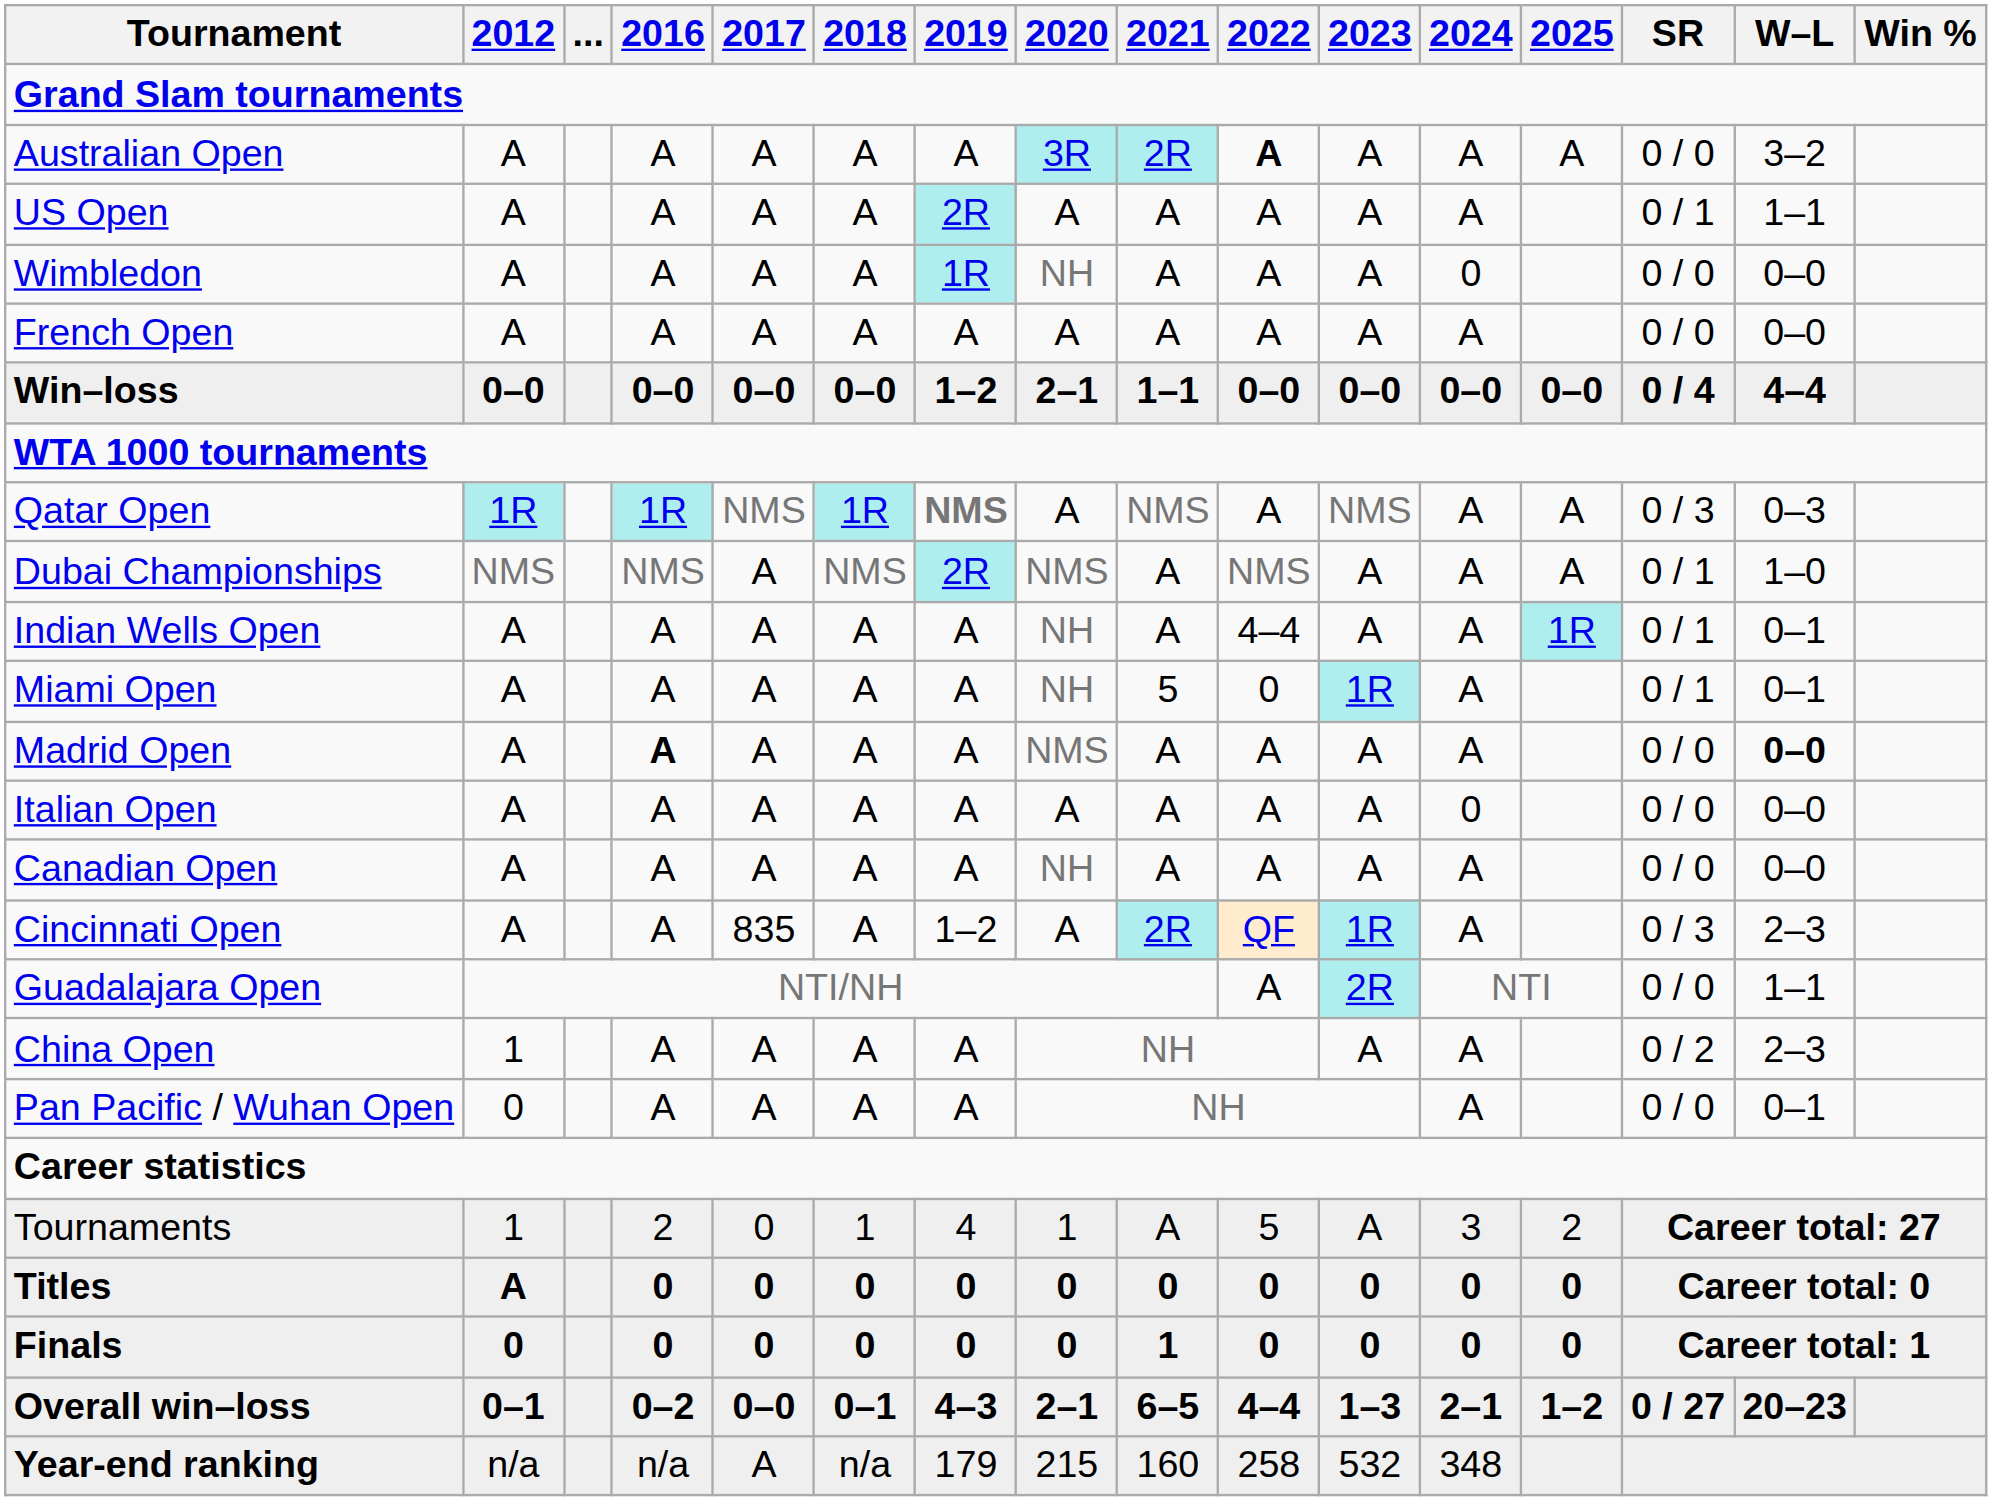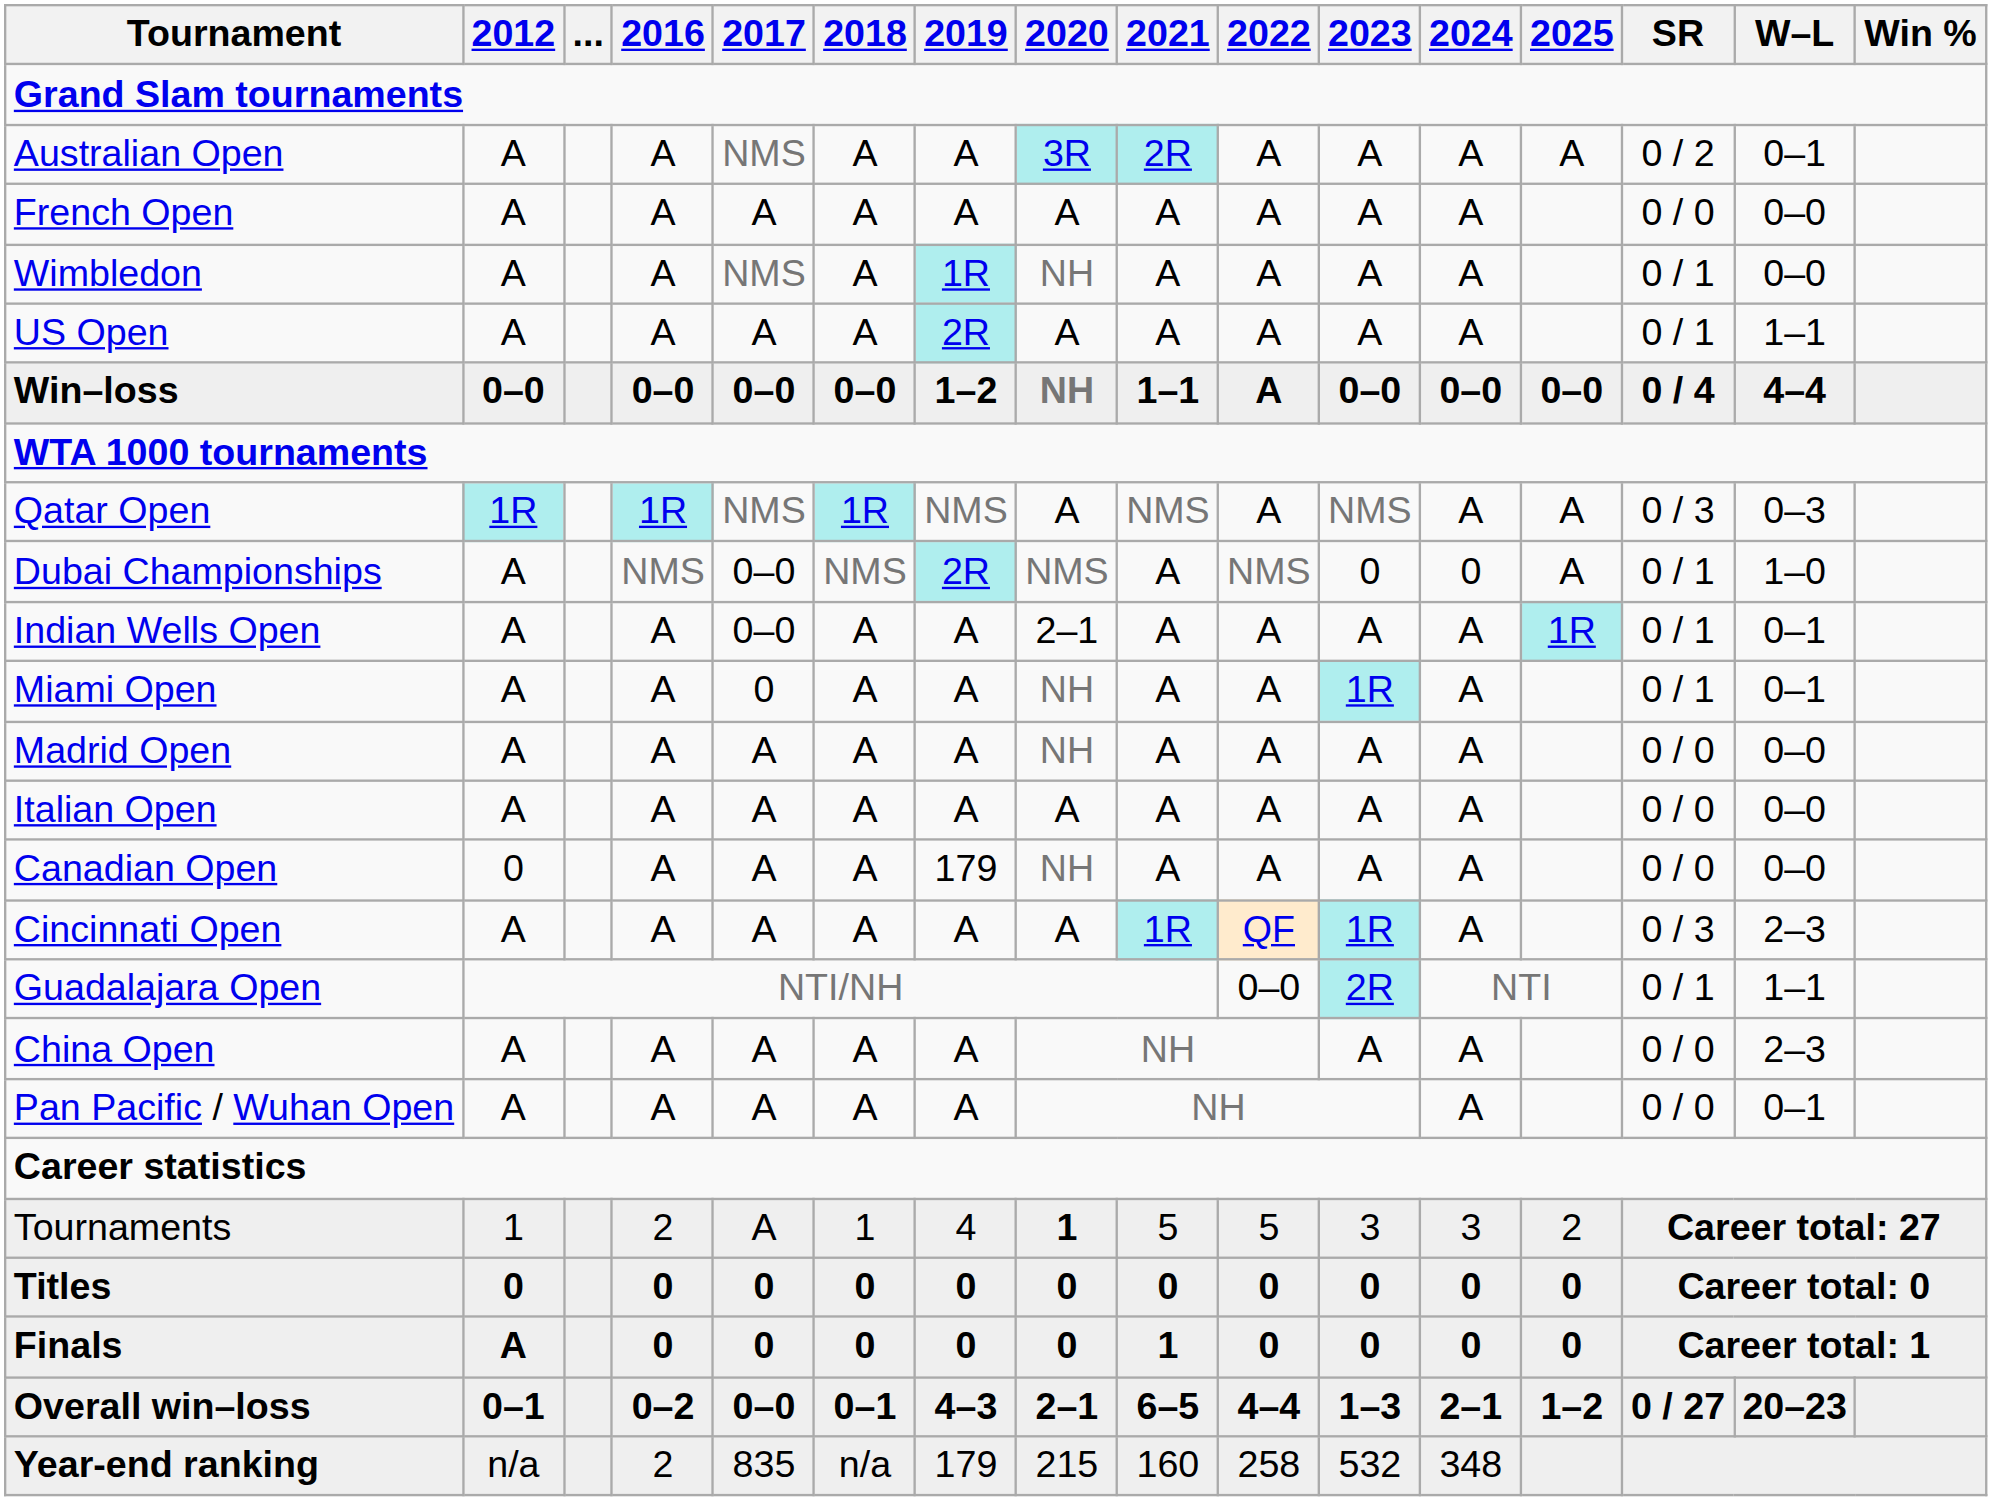(764, 153) A -> (764, 153) NMS
(1269, 153) bold -> (1269, 153) normal
(1678, 153) 0 / 0 -> (1678, 153) 0 / 2
(1795, 153) 3–2 -> (1795, 153) 0–1
rows swapped: (124, 332) <-> (91, 213)
(764, 272) A -> (764, 272) NMS
(1471, 272) 0 -> (1471, 272) A
(1678, 272) 0 / 0 -> (1678, 272) 0 / 1
(1067, 392) 2–1 -> (1067, 392) NH
(1269, 392) 0–0 -> (1269, 392) A
(966, 511) bold -> (966, 511) normal
(513, 570) NMS -> (513, 570) A
(764, 570) A -> (764, 570) 0–0
(1370, 570) A -> (1370, 570) 0
(1471, 570) A -> (1471, 570) 0
(764, 630) A -> (764, 630) 0–0
(1067, 630) NH -> (1067, 630) 2–1
(1269, 630) 4–4 -> (1269, 630) A
(764, 690) A -> (764, 690) 0
(1168, 690) 5 -> (1168, 690) A
(1269, 690) 0 -> (1269, 690) A
(663, 749) bold -> (663, 749) normal
(1067, 749) NMS -> (1067, 749) NH
(1795, 749) bold -> (1795, 749) normal
(1471, 809) 0 -> (1471, 809) A
(513, 869) A -> (513, 869) 0
(966, 869) A -> (966, 869) 179
(764, 928) 835 -> (764, 928) A
(966, 928) 1–2 -> (966, 928) A
(1168, 928) 2R -> (1168, 928) 1R
(1269, 988) A -> (1269, 988) 0–0
(1678, 988) 0 / 0 -> (1678, 988) 0 / 1
(513, 1048) 1 -> (513, 1048) A
(1678, 1048) 0 / 2 -> (1678, 1048) 0 / 0
(513, 1107) 0 -> (513, 1107) A
(764, 1226) 0 -> (764, 1226) A
(1067, 1226) normal -> (1067, 1226) bold
(1168, 1226) A -> (1168, 1226) 5
(1370, 1226) A -> (1370, 1226) 3
(513, 1286) A -> (513, 1286) 0
(513, 1346) 0 -> (513, 1346) A
(663, 1465) n/a -> (663, 1465) 2
(764, 1465) A -> (764, 1465) 835
